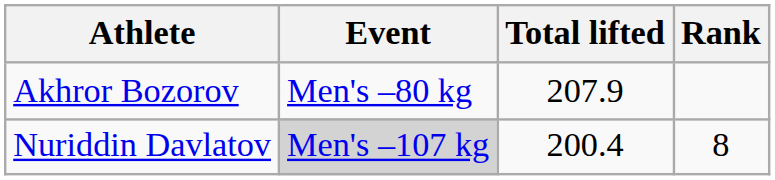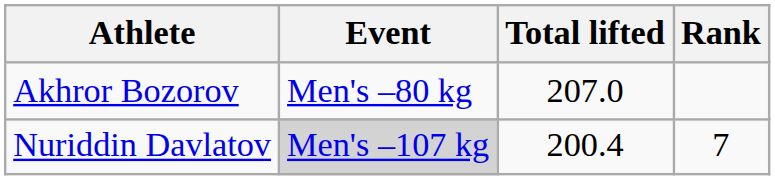(585, 89) 207.9 -> (585, 89) 207.0
(721, 146) 8 -> (721, 146) 7
